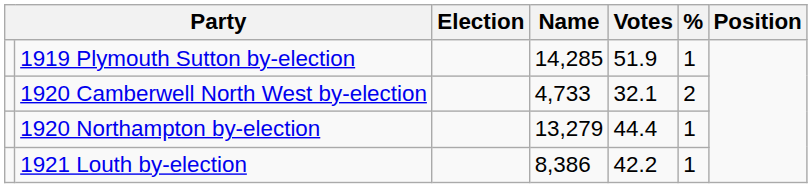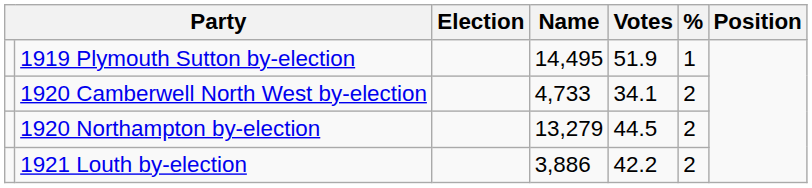(569, 57) 14,285 -> (569, 57) 14,495
(635, 93) 32.1 -> (635, 93) 34.1
(635, 128) 44.4 -> (635, 128) 44.5
(689, 128) 1 -> (689, 128) 2
(563, 164) 8,386 -> (563, 164) 3,886
(689, 164) 1 -> (689, 164) 2
